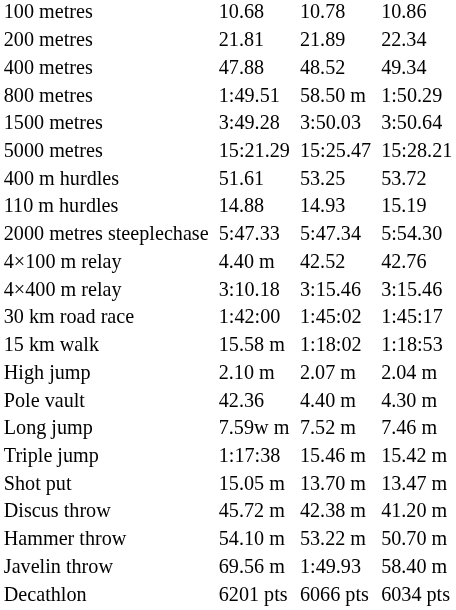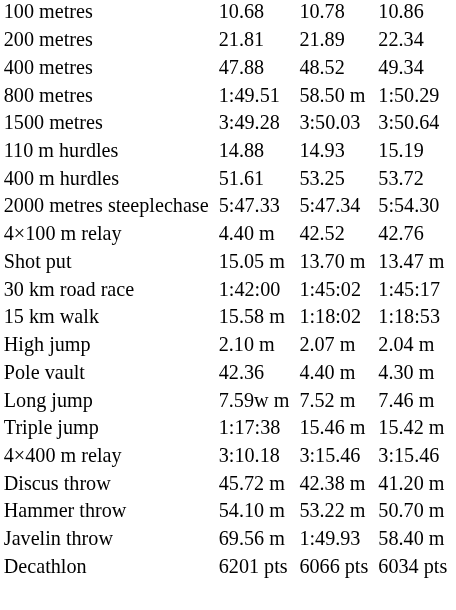- row: (53, 150)
rows swapped: (61, 206) <-> (61, 178)
rows swapped: (63, 289) <-> (38, 483)
